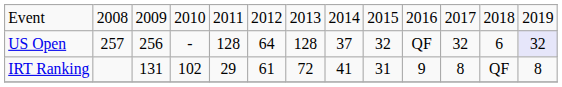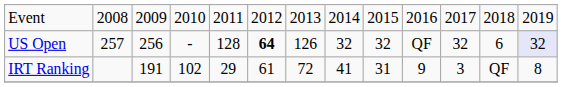(267, 43) normal -> (267, 43) bold
(305, 43) 128 -> (305, 43) 126
(344, 43) 37 -> (344, 43) 32
(151, 69) 131 -> (151, 69) 191
(460, 69) 8 -> (460, 69) 3
